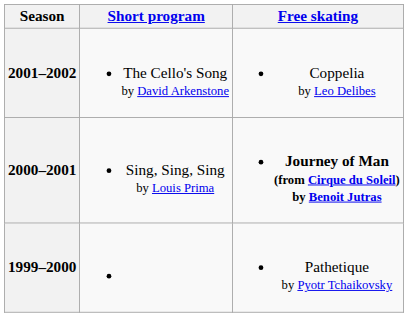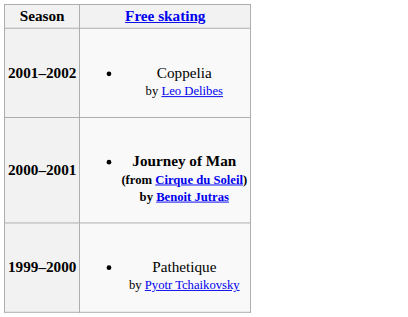- column: (156, 16)
